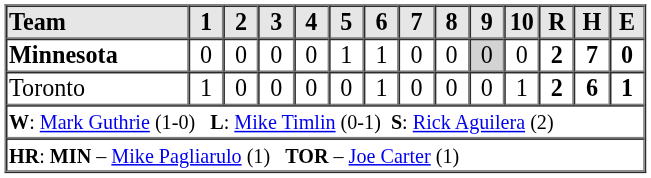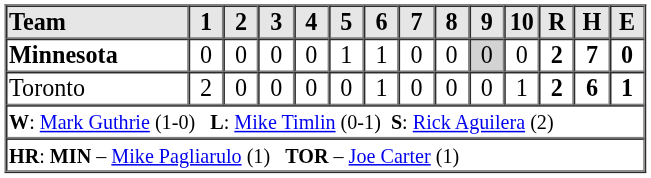(206, 88) 1 -> (206, 88) 2
